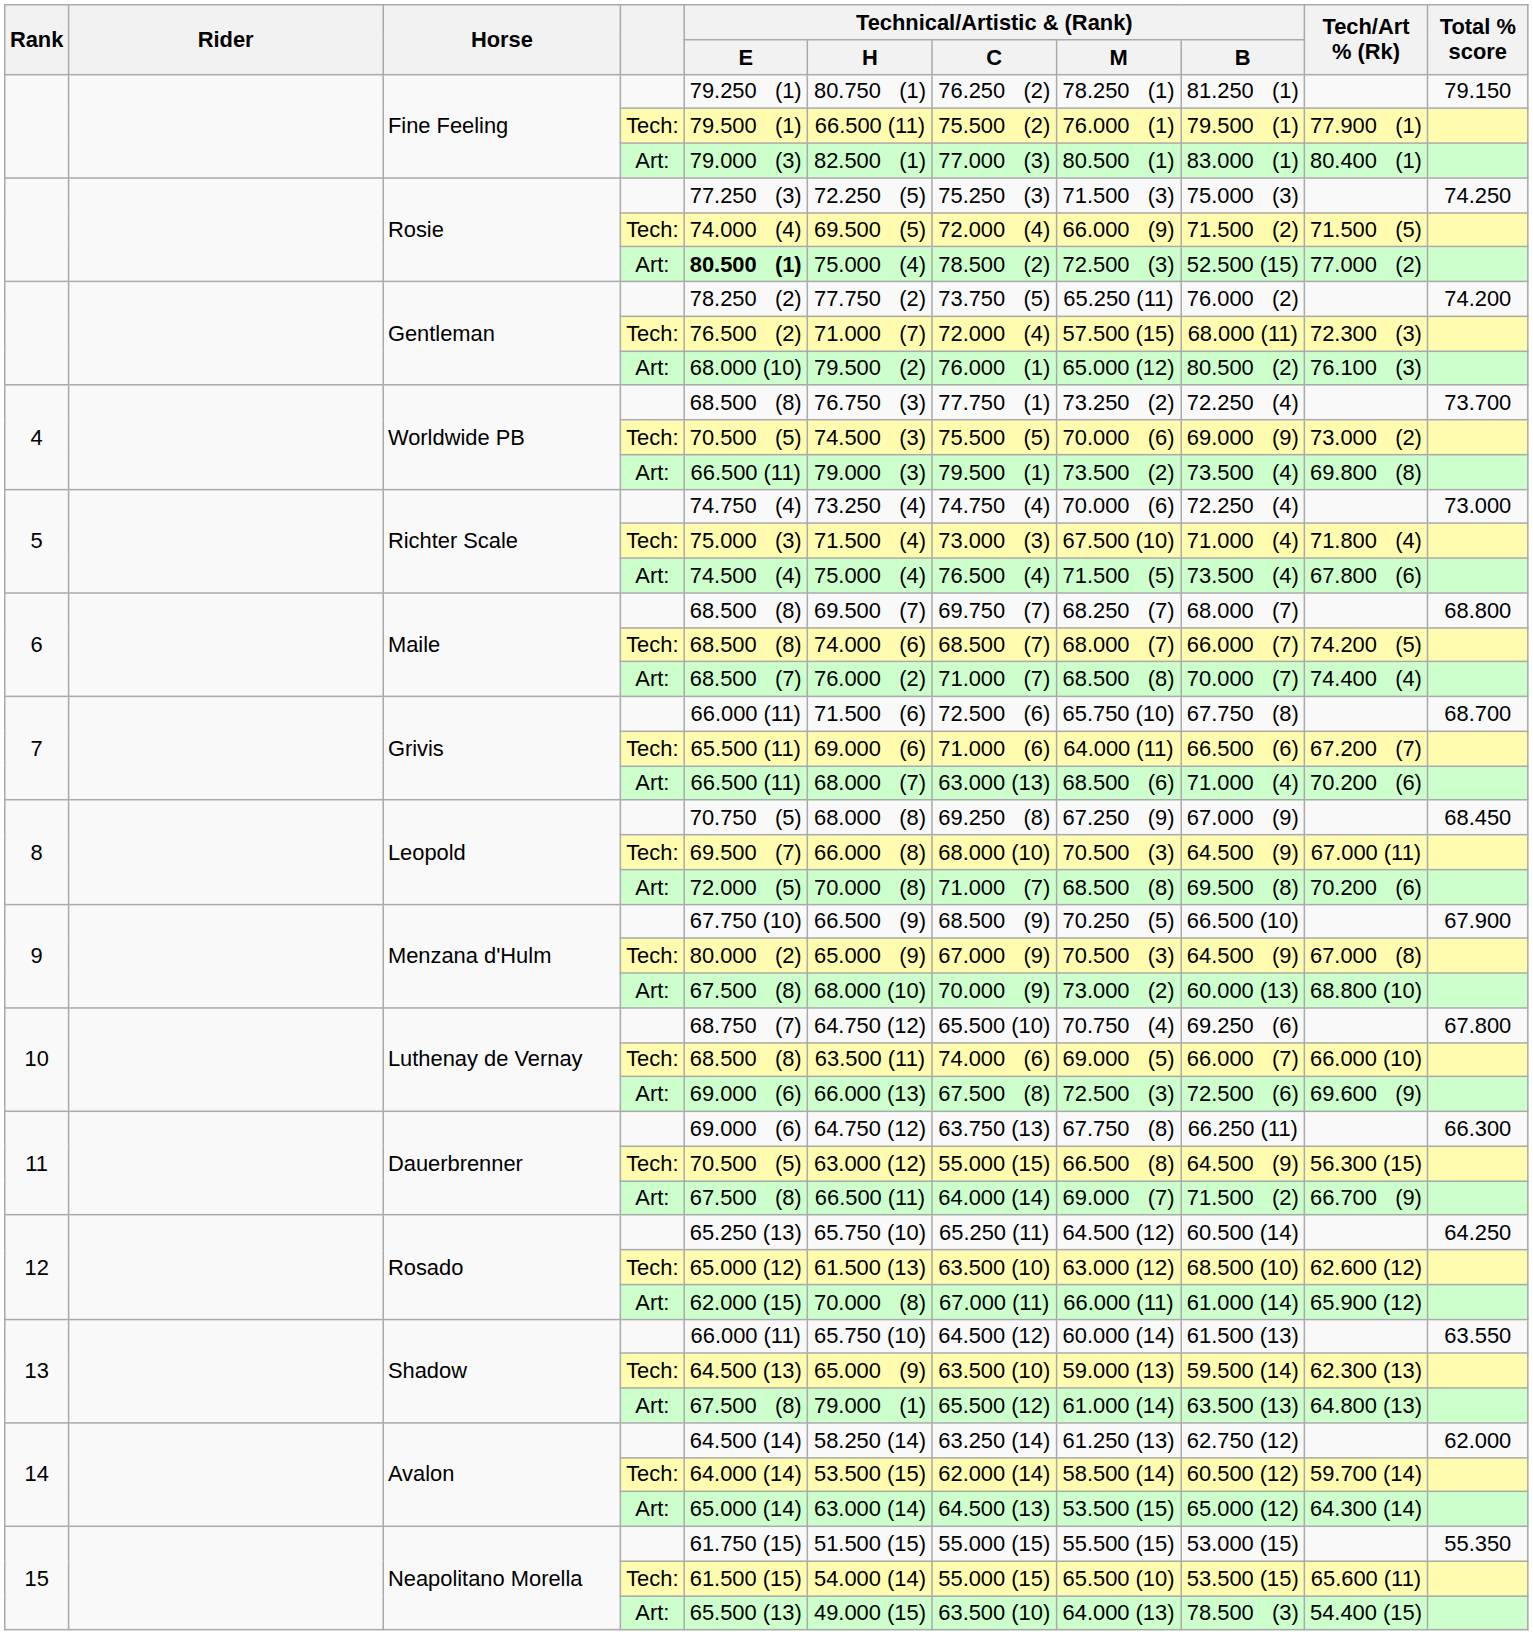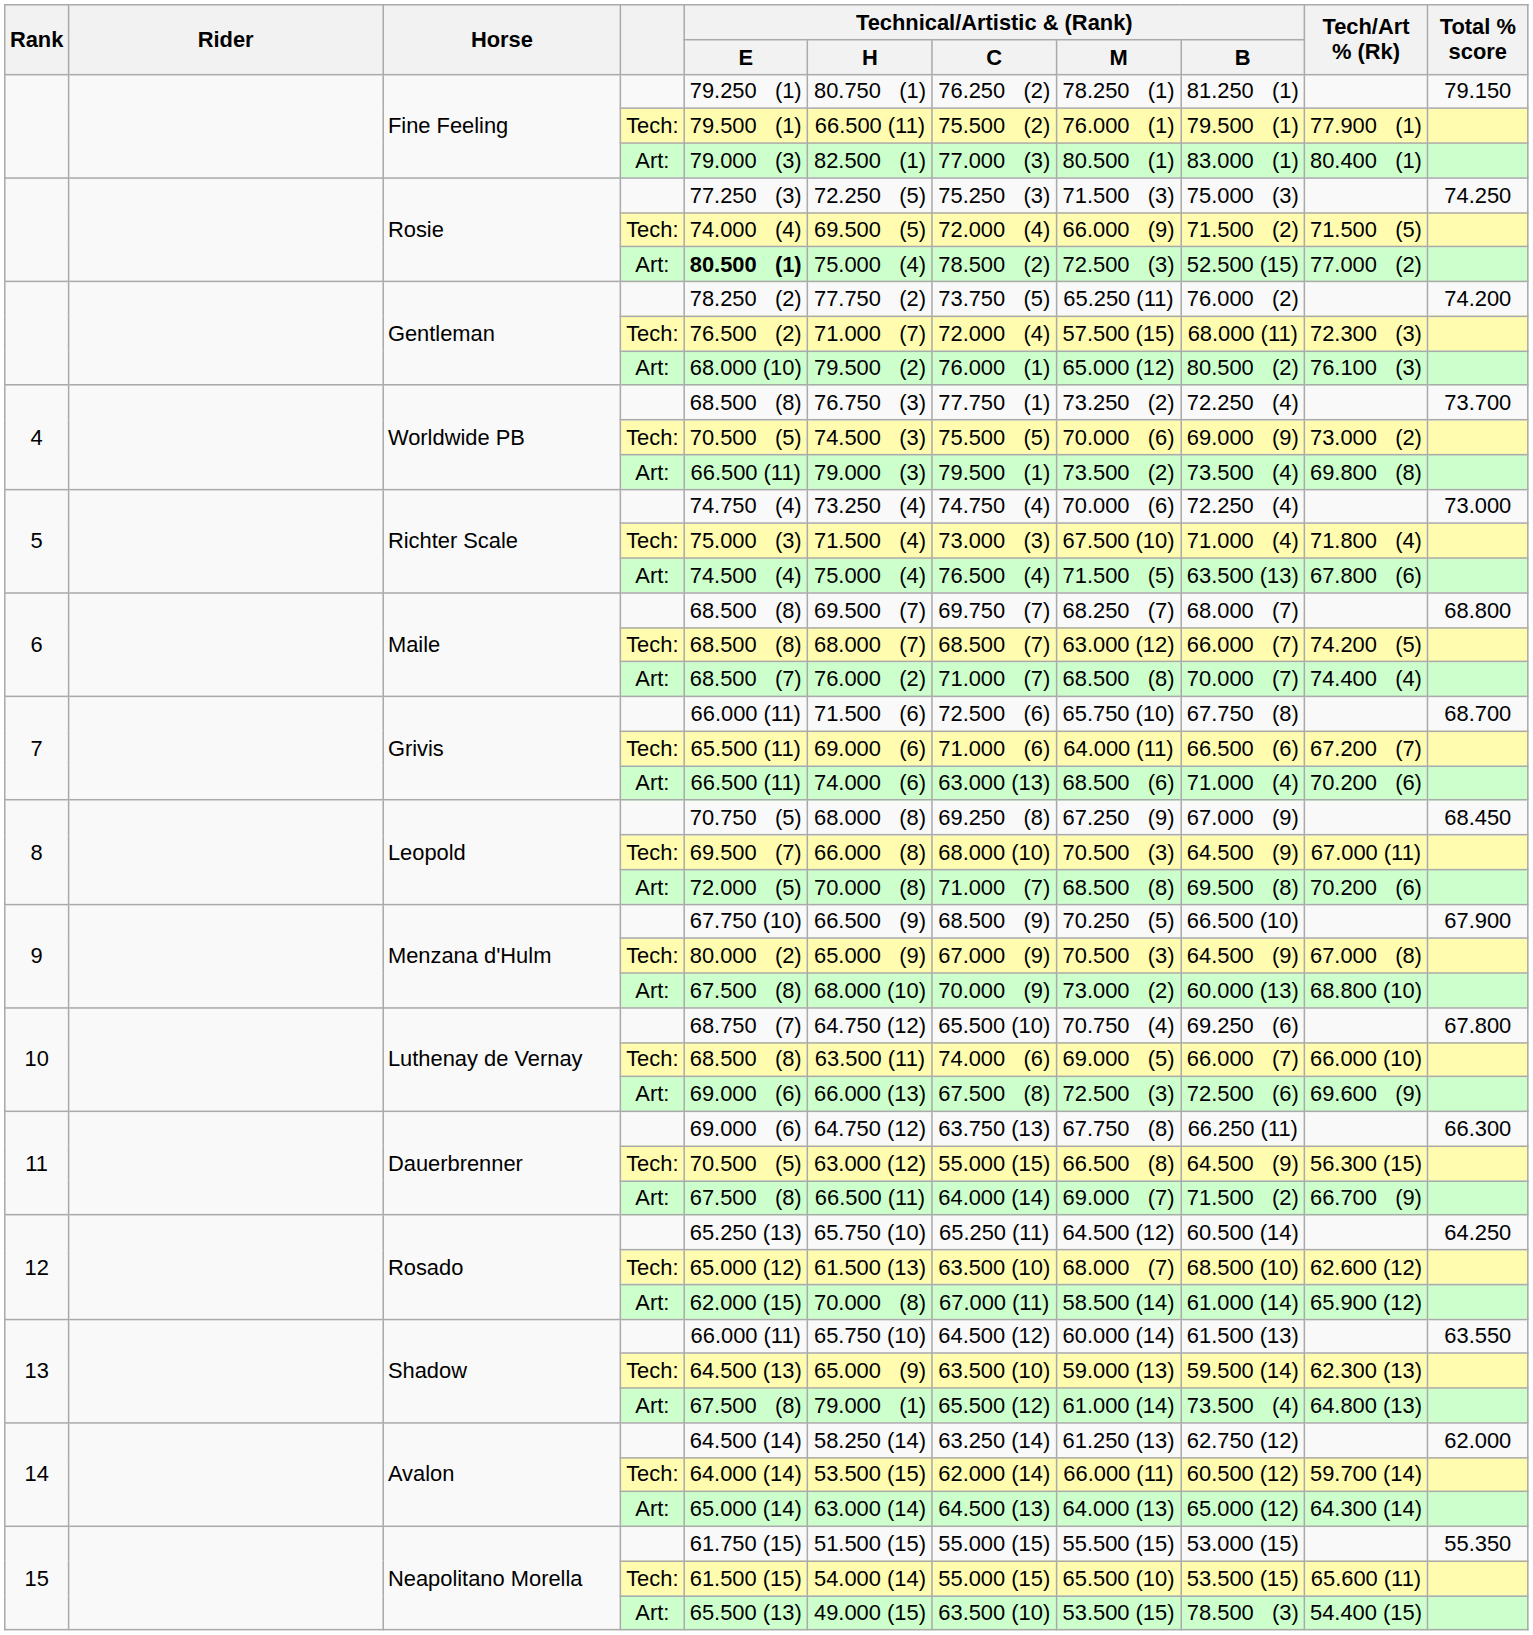(1243, 576) 73.500 (4) -> (1243, 576) 63.500 (13)
(870, 645) 74.000 (6) -> (870, 645) 68.000 (7)
(1119, 645) 68.000 (7) -> (1119, 645) 63.000 (12)
(870, 783) 68.000 (7) -> (870, 783) 74.000 (6)
(1119, 1267) 63.000 (12) -> (1119, 1267) 68.000 (7)
(1119, 1302) 66.000 (11) -> (1119, 1302) 58.500 (14)
(1243, 1406) 63.500 (13) -> (1243, 1406) 73.500 (4)
(1119, 1475) 58.500 (14) -> (1119, 1475) 66.000 (11)
(1119, 1509) 53.500 (15) -> (1119, 1509) 64.000 (13)
(1119, 1613) 64.000 (13) -> (1119, 1613) 53.500 (15)
